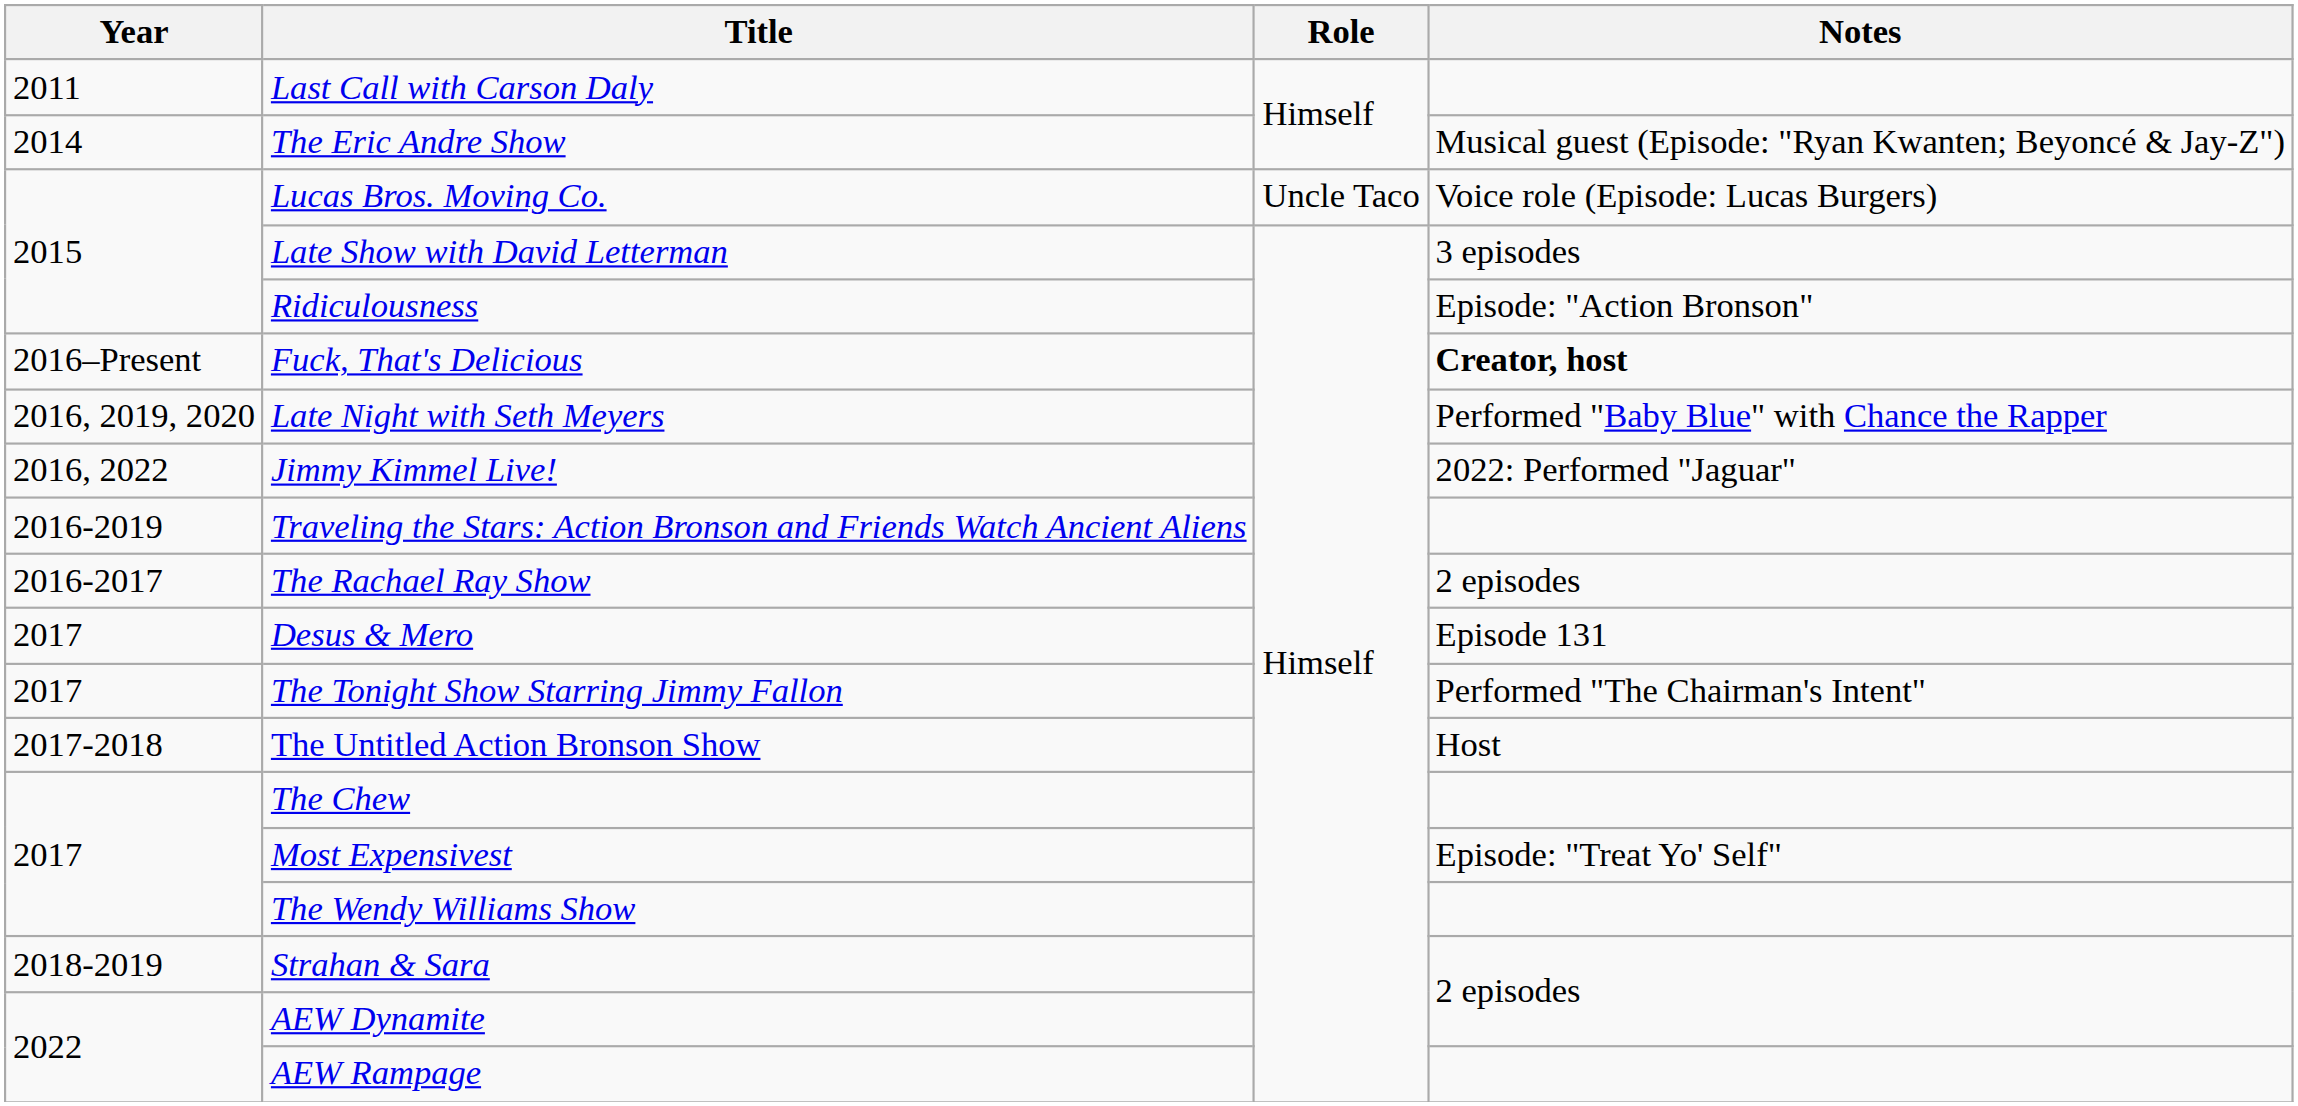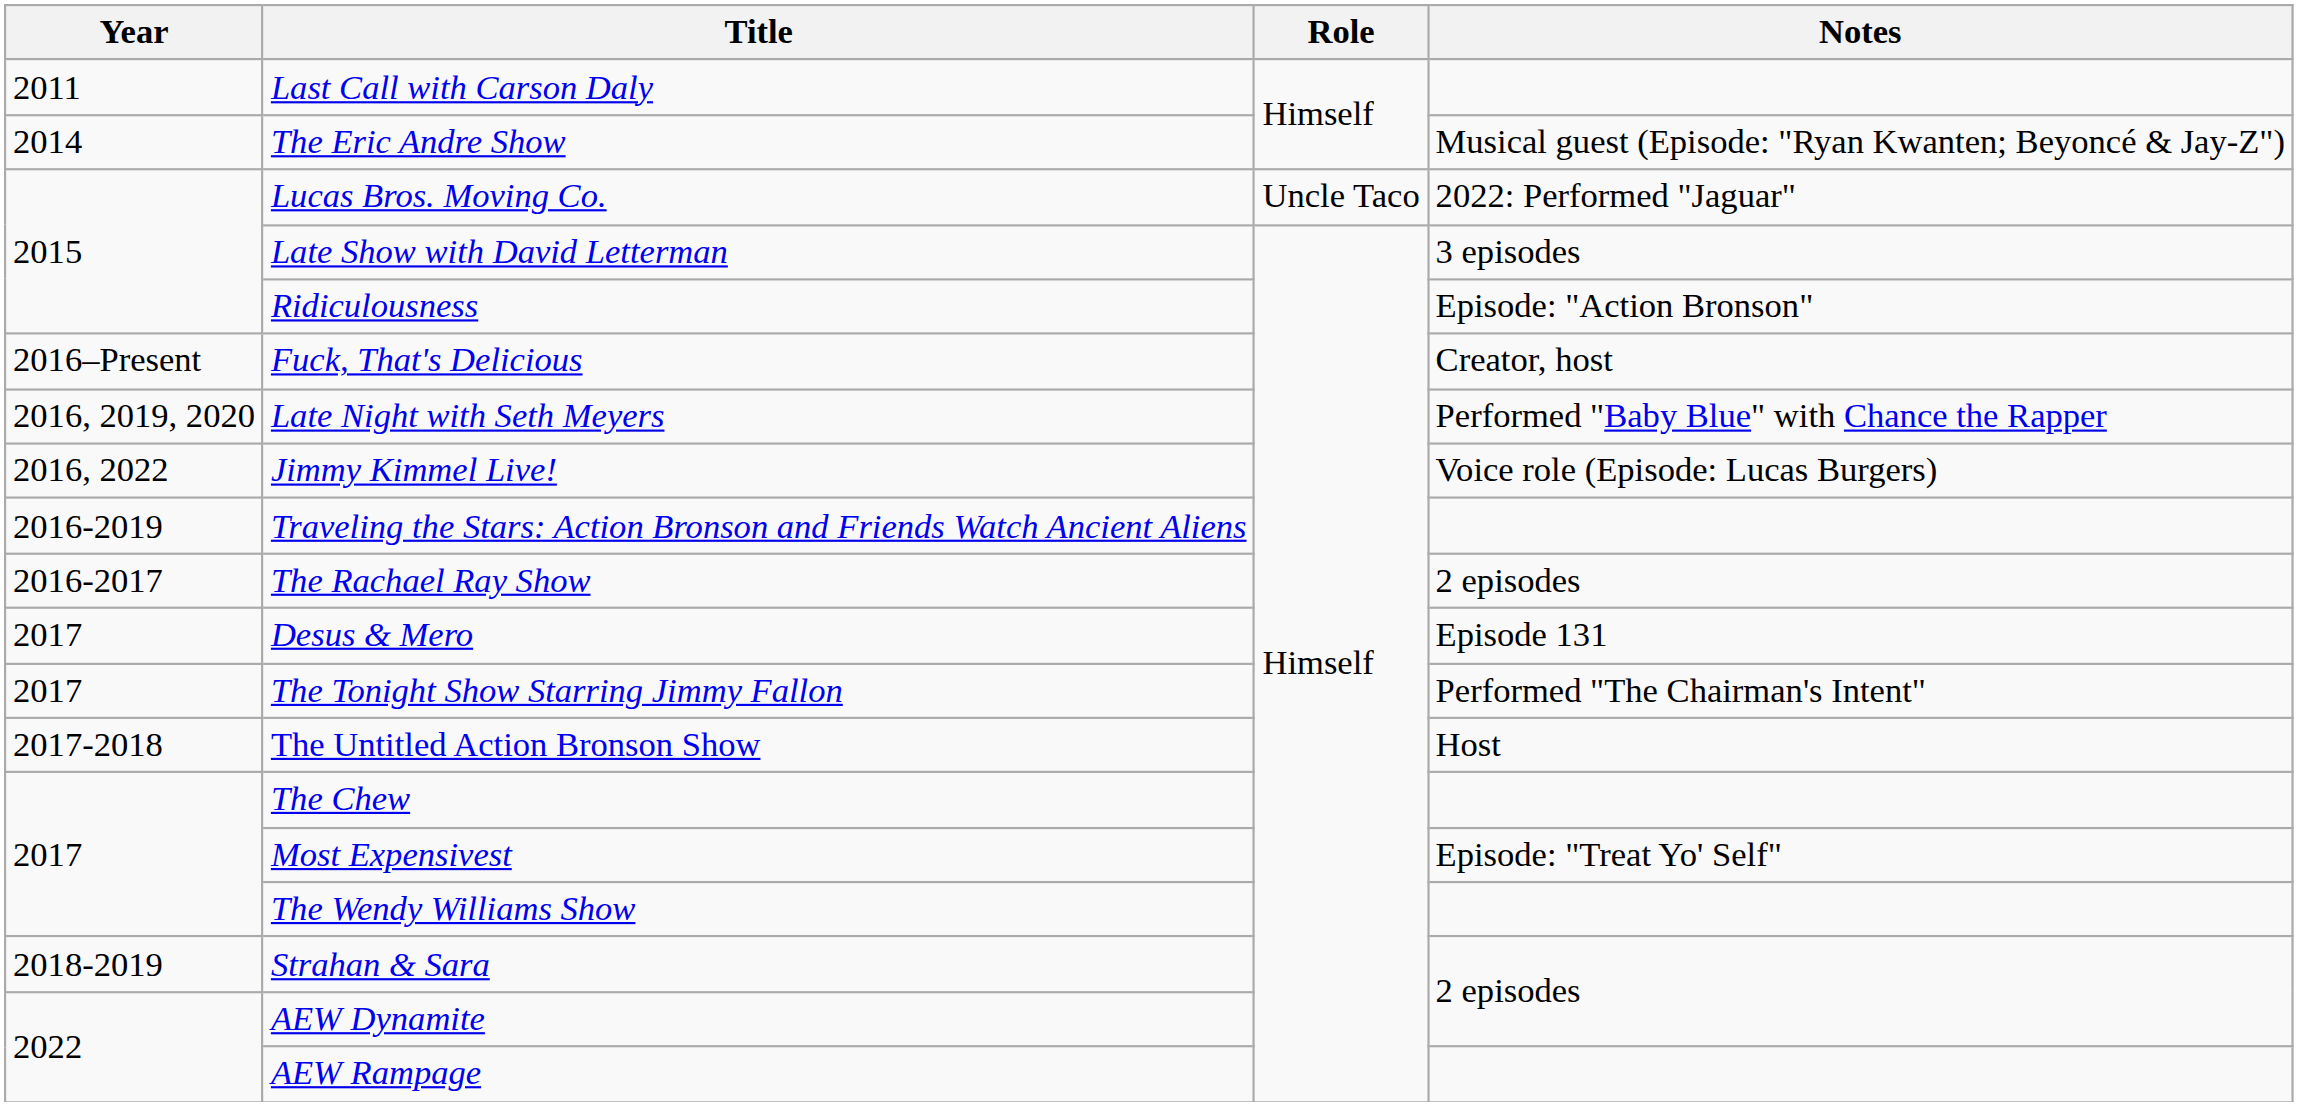(1686, 196) Voice role (Episode: Lucas Burgers) -> (1616, 196) 2022: Performed "Jaguar"
(1532, 360) bold -> (1524, 360) normal
(1616, 470) 2022: Performed "Jaguar" -> (1686, 470) Voice role (Episode: Lucas Burgers)
